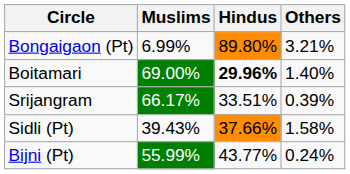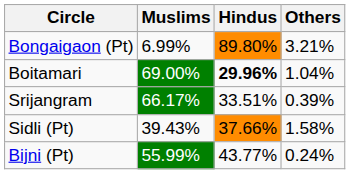(310, 73) 1.40% -> (310, 73) 1.04%
